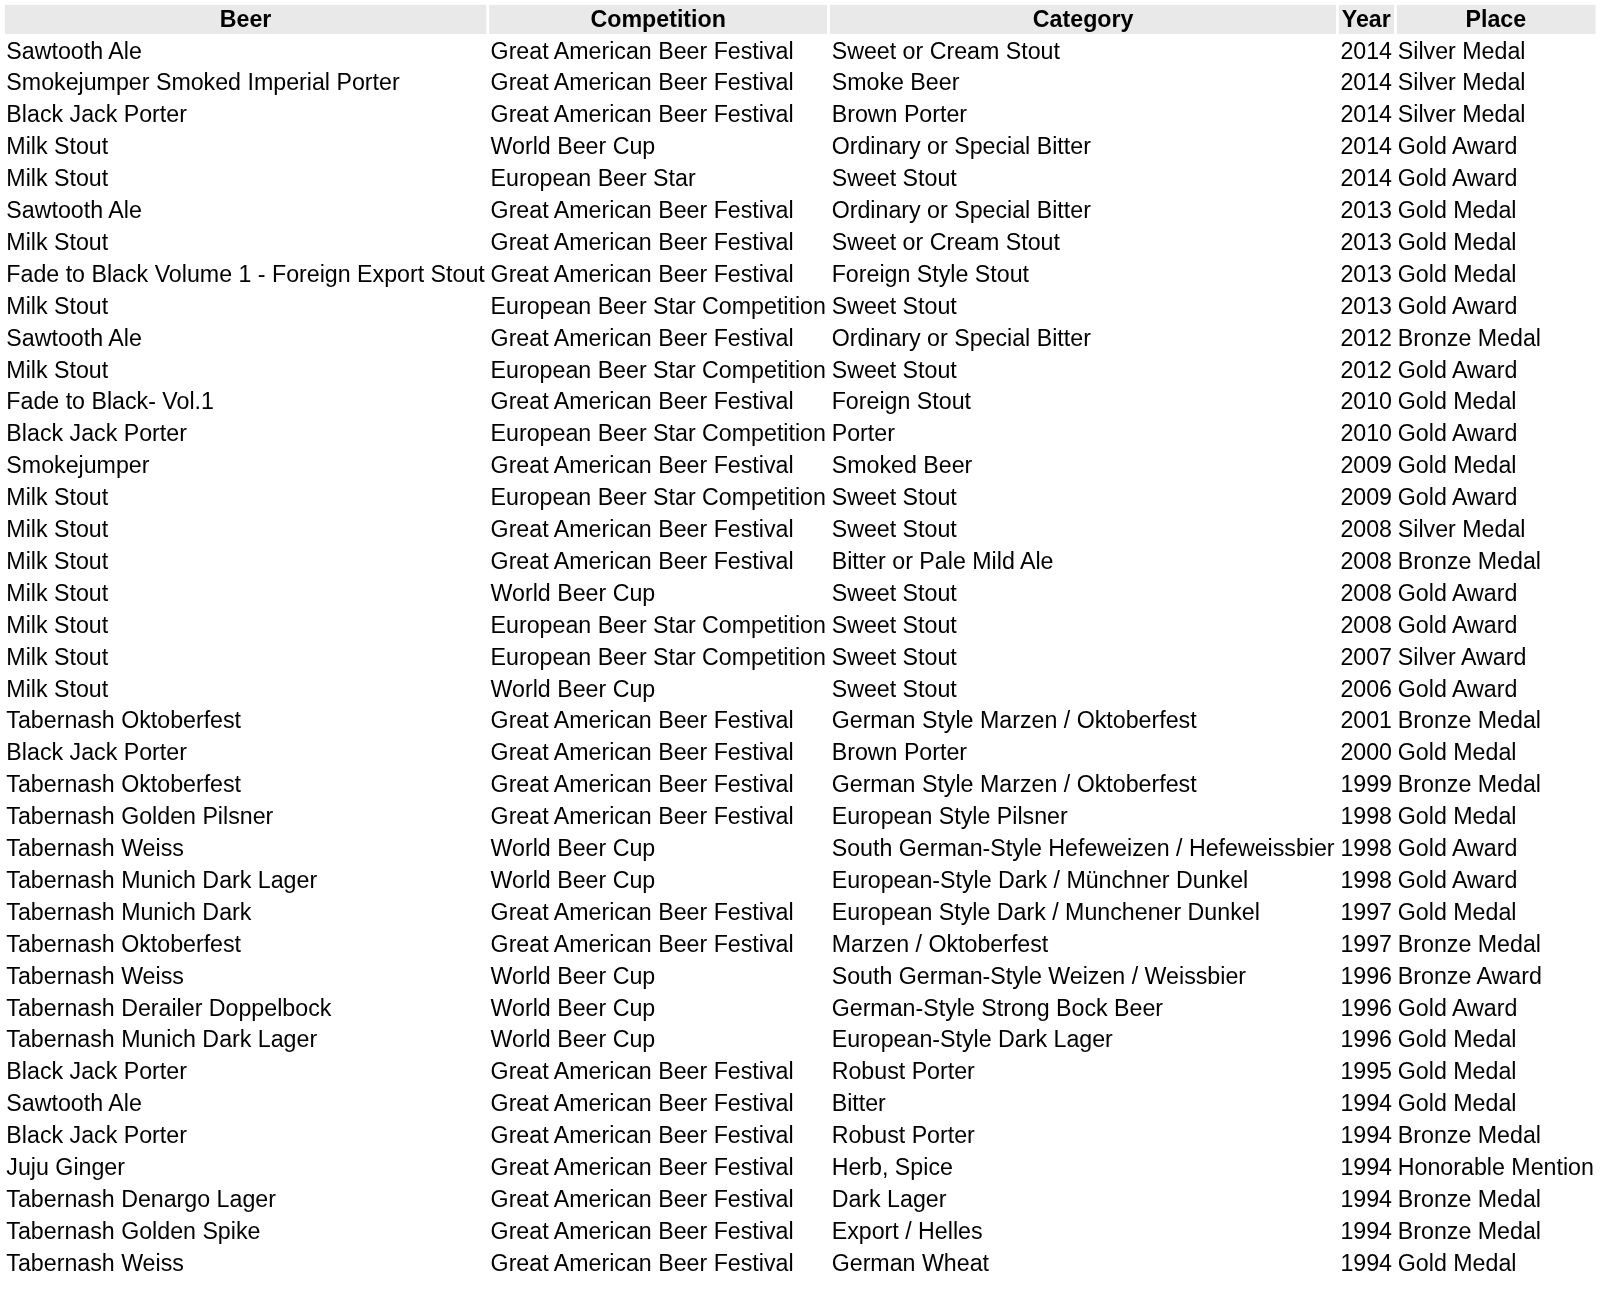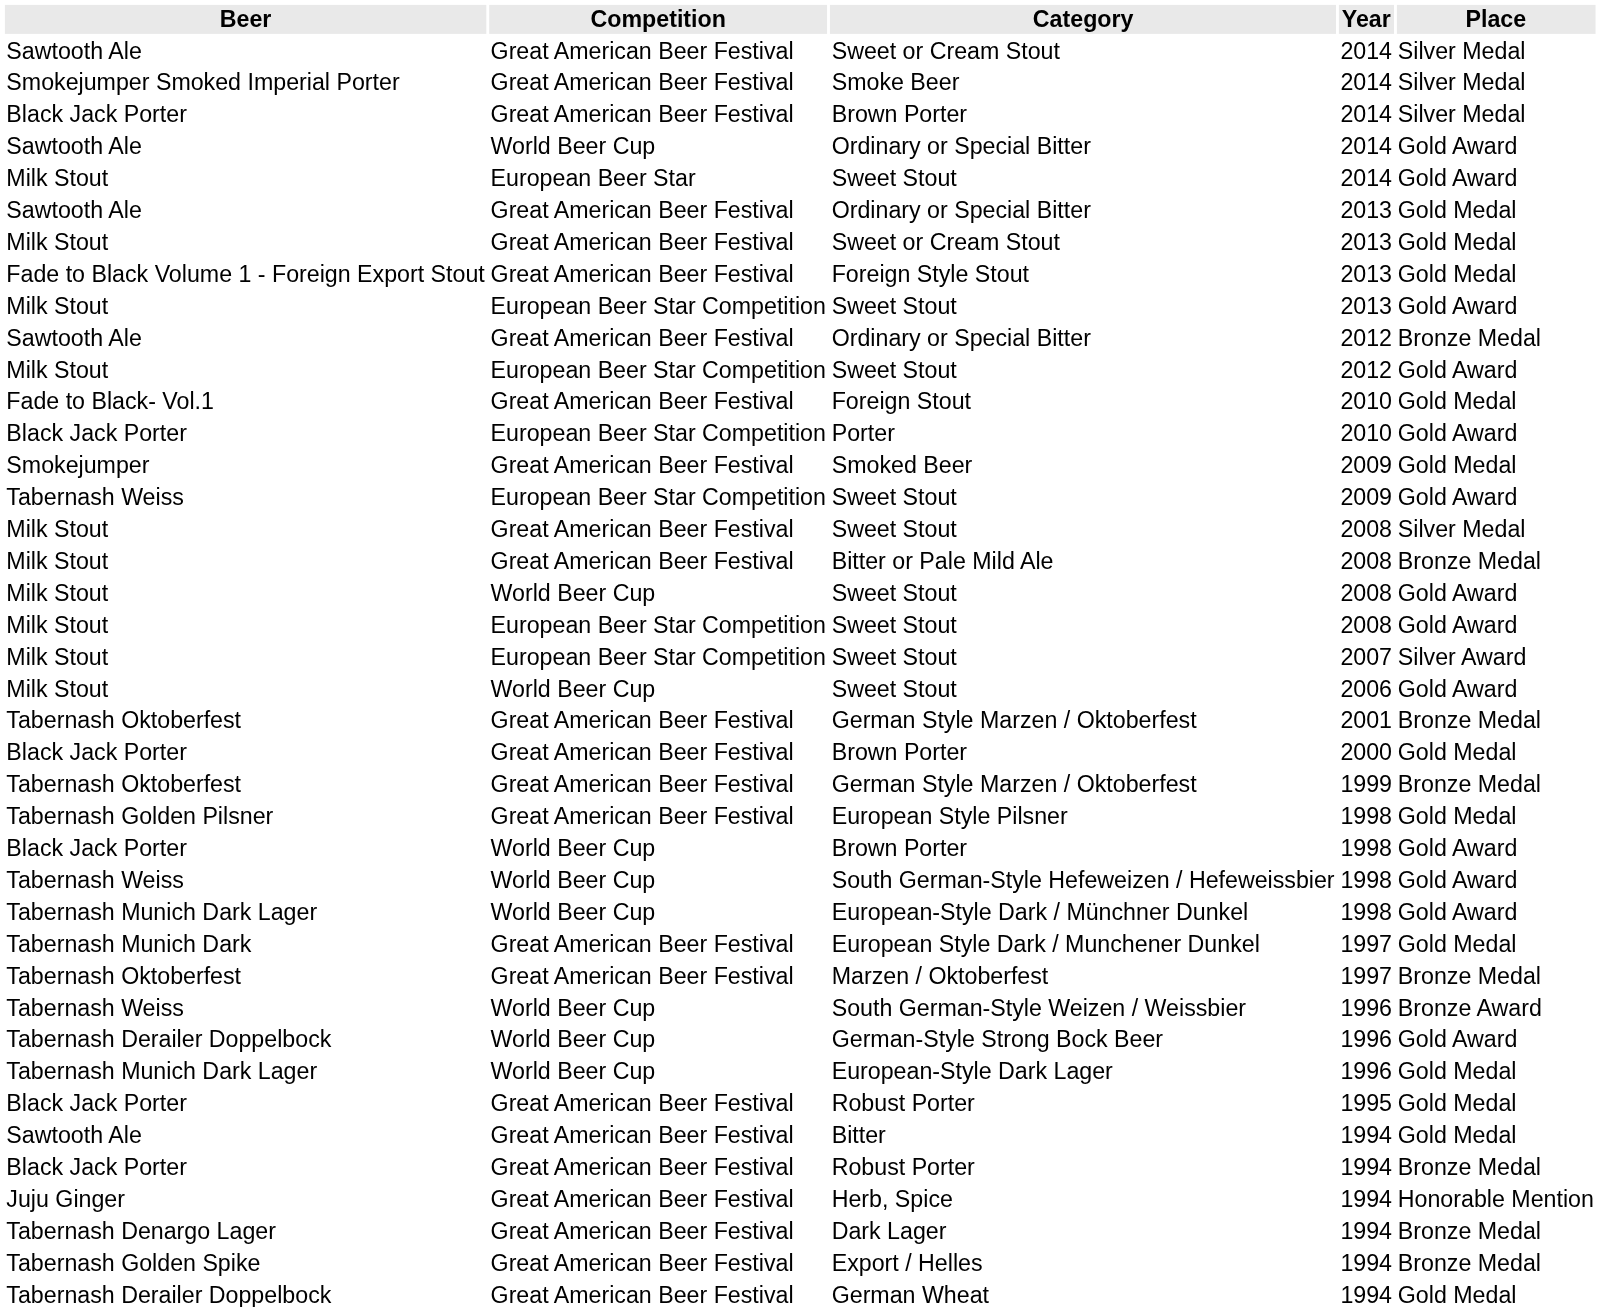(57, 146) Milk Stout -> (74, 146) Sawtooth Ale
(57, 497) Milk Stout -> (95, 497) Tabernash Weiss
+ row: (899, 848)
(95, 1263) Tabernash Weiss -> (169, 1295) Tabernash Derailer Doppelbock
